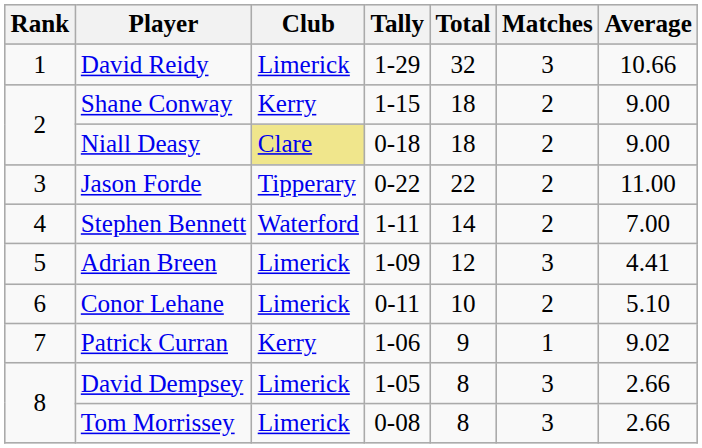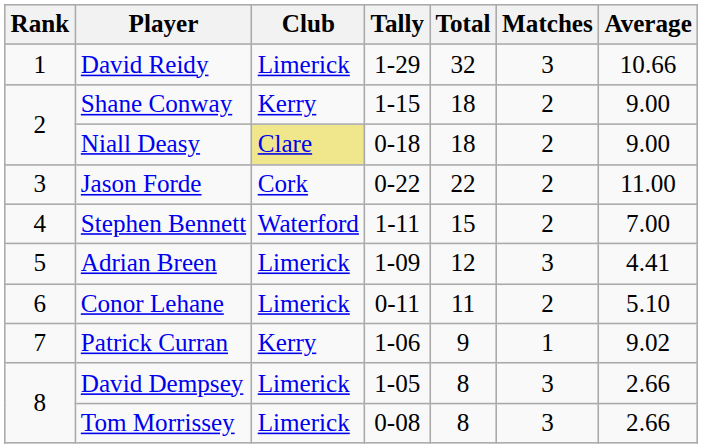(307, 183) Tipperary -> (283, 183) Cork
(463, 223) 14 -> (463, 223) 15
(463, 303) 10 -> (463, 303) 11
